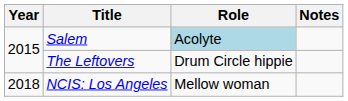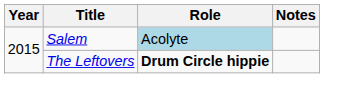(233, 61) normal -> (205, 61) bold
- row: (107, 84)
